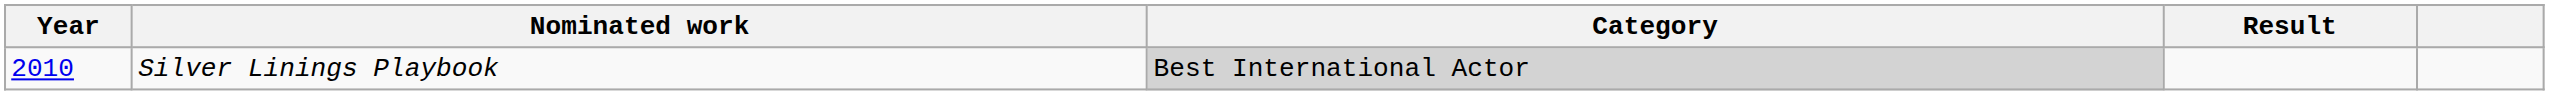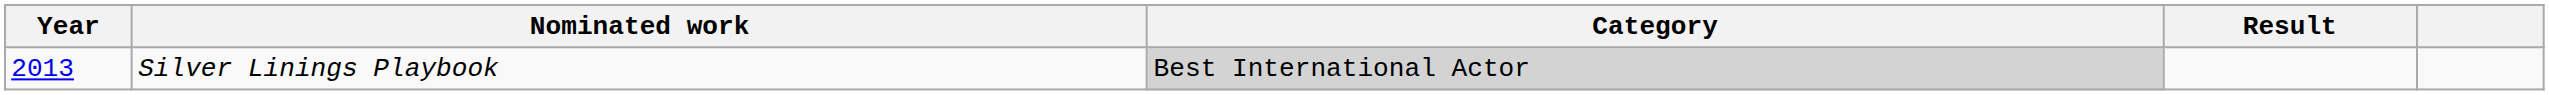(43, 69) 2010 -> (43, 69) 2013
